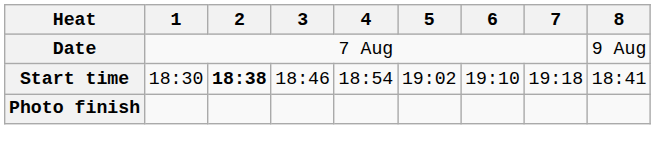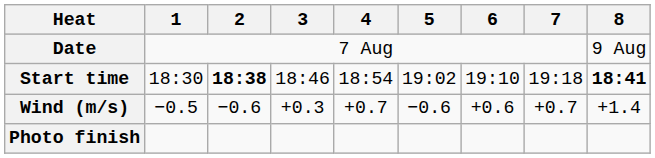(619, 79) normal -> (619, 79) bold
+ row: (75, 109)
